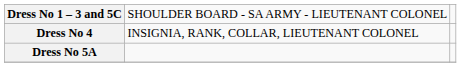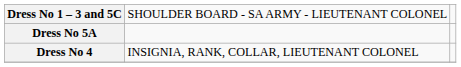rows swapped: (64, 52) <-> (64, 33)
